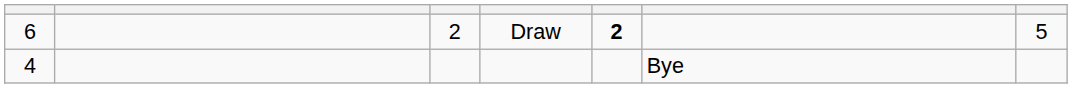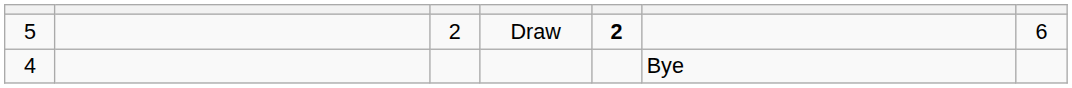(30, 31) 6 -> (30, 31) 5
(1041, 31) 5 -> (1041, 31) 6
